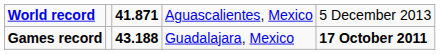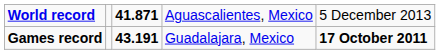(137, 37) 43.188 -> (137, 37) 43.191
